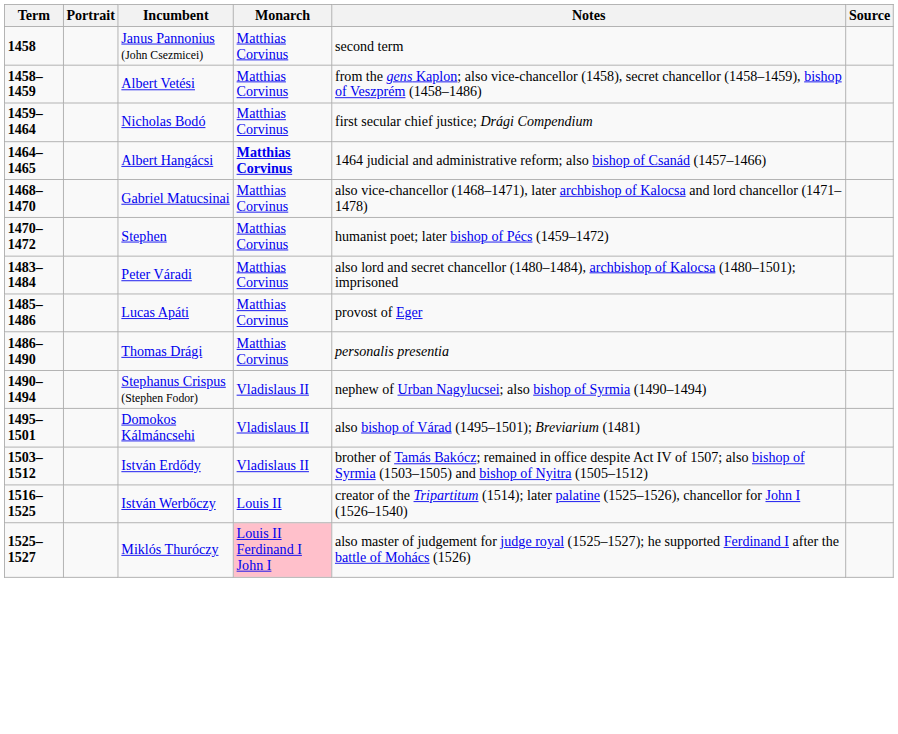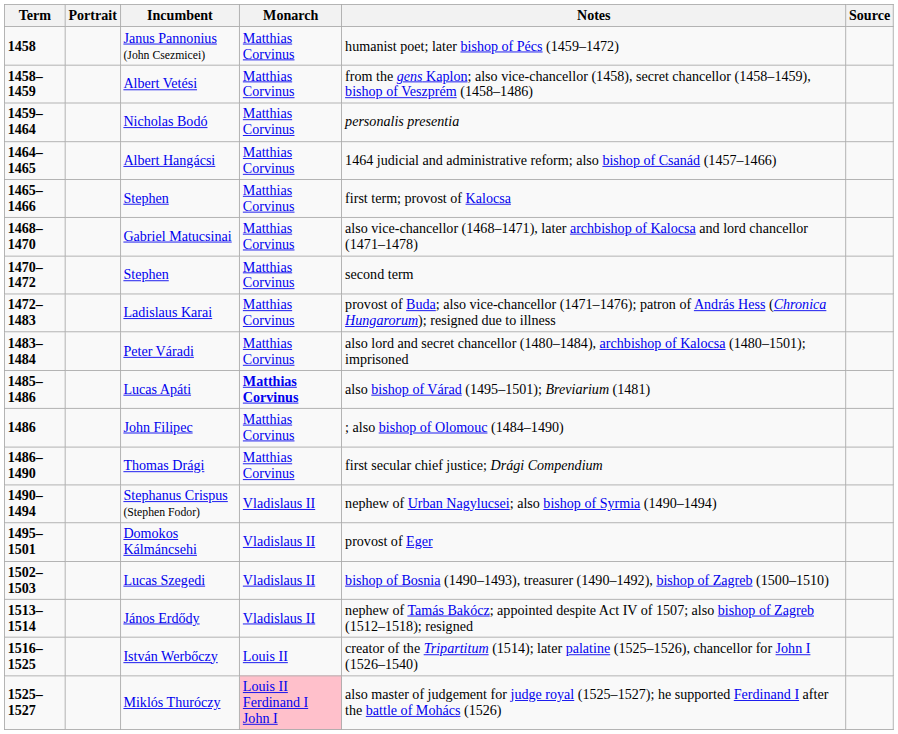(369, 45) second term -> (482, 45) humanist poet; later bishop of Pécs (1459–1472)
(464, 122) first secular chief justice; Drági Compendium -> (402, 122) personalis presentia
(264, 160) bold -> (269, 160) normal
+ row: (25, 198)
(472, 236) humanist poet; later bishop of Pécs (1459–1472) -> (379, 274) second term
+ row: (25, 313)
(262, 313) normal -> (271, 389) bold
(379, 313) provost of Eger -> (498, 389) also bishop of Várad (1495–1501); Breviarium (1481)
+ row: (22, 427)
(392, 351) personalis presentia -> (474, 465) first secular chief justice; Drági Compendium
(487, 427) also bishop of Várad (1495–1501); Breviarium (1481) -> (389, 542) provost of Eger
+ row: (25, 580)
- row: (25, 465)
+ row: (25, 618)
